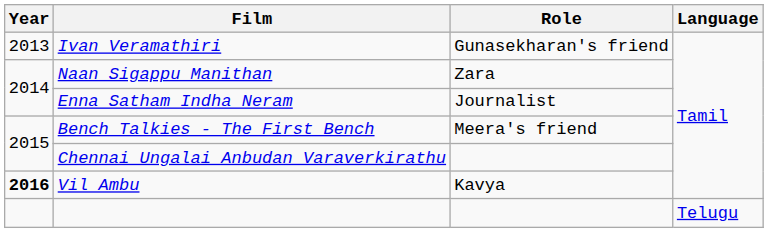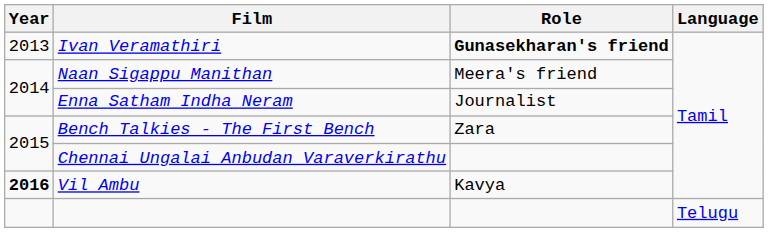(561, 46) normal -> (561, 46) bold
(475, 74) Zara -> (526, 74) Meera's friend
(526, 130) Meera's friend -> (475, 130) Zara
